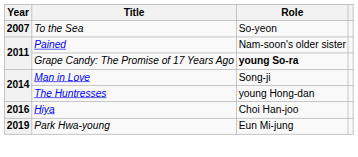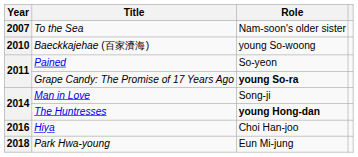(258, 28) So-yeon -> (292, 28) Nam-soon's older sister
+ row: (92, 45)
(292, 45) Nam-soon's older sister -> (258, 63) So-yeon
(277, 93) normal -> (279, 111) bold
(18, 126) 2019 -> (18, 144) 2018
